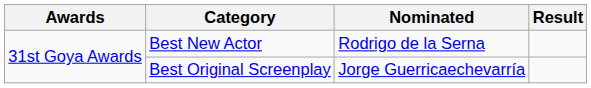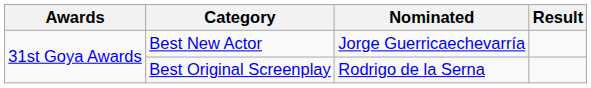(412, 43) Rodrigo de la Serna -> (432, 43) Jorge Guerricaechevarría
(432, 69) Jorge Guerricaechevarría -> (412, 69) Rodrigo de la Serna
